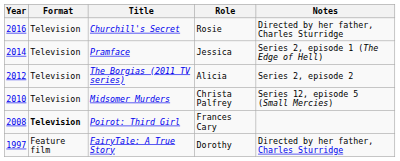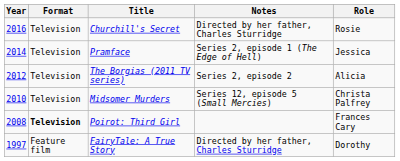columns swapped: (225, 11) <-> (325, 11)
